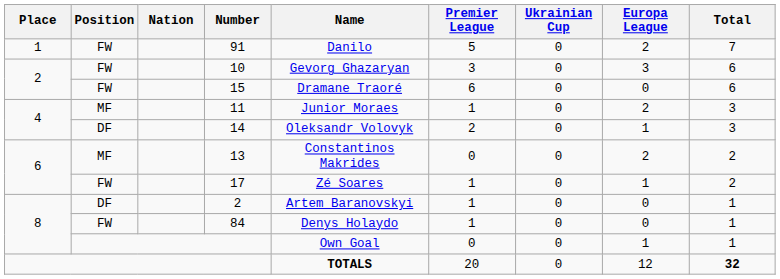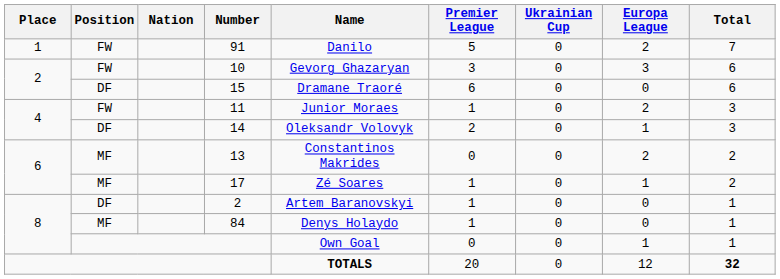(104, 89) FW -> (104, 89) DF
(104, 110) MF -> (104, 110) FW
(104, 184) FW -> (104, 184) MF
(104, 224) FW -> (104, 224) MF
